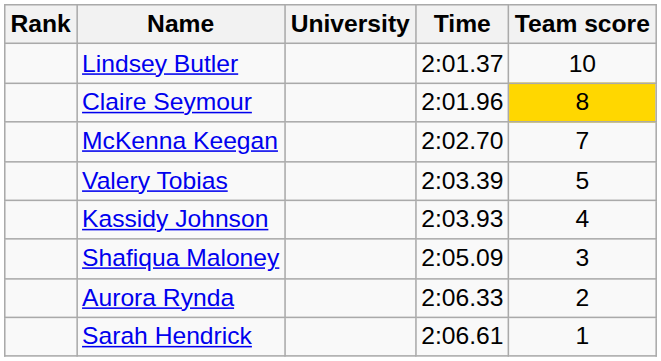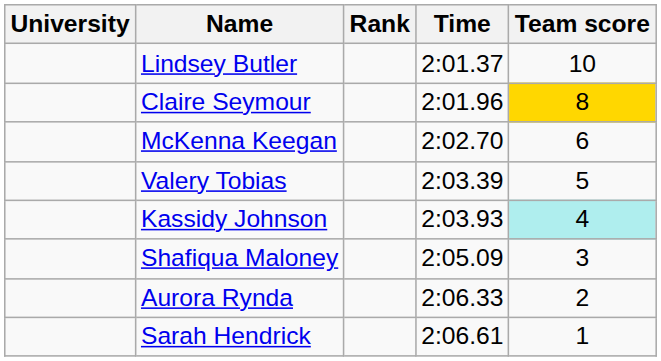columns swapped: (41, 24) <-> (350, 24)
(582, 141) 7 -> (582, 141) 6
(582, 219) no background -> (582, 219) paleturquoise background
